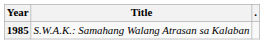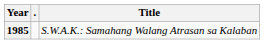columns swapped: (141, 13) <-> (256, 13)
